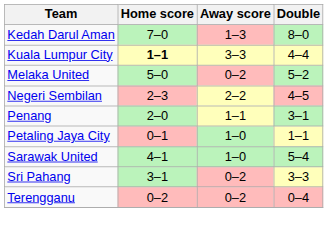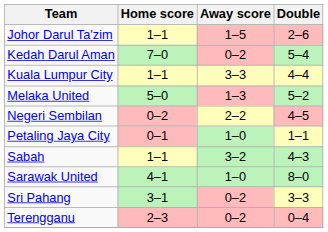+ row: (60, 34)
(235, 34) 1–3 -> (235, 55) 0–2
(298, 34) 8–0 -> (298, 55) 5–4
(157, 55) bold -> (157, 75) normal
(235, 75) 0–2 -> (235, 95) 1–3
(157, 95) 2–3 -> (157, 116) 0–2
- row: (29, 116)
+ row: (26, 156)
(298, 156) 5–4 -> (298, 177) 8–0
(157, 197) 0–2 -> (157, 217) 2–3
